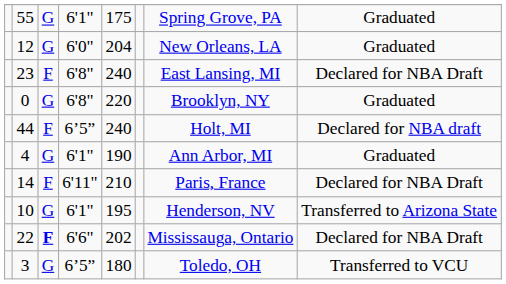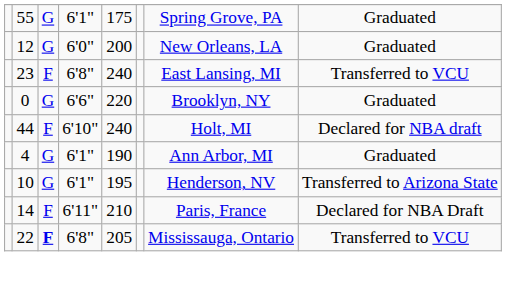(119, 45) 204 -> (119, 45) 200
(399, 73) Declared for NBA Draft -> (400, 73) Transferred to VCU
(80, 100) 6'8" -> (80, 100) 6'6"
(80, 127) 6’5” -> (80, 127) 6'10"
rows swapped: (25, 210) <-> (25, 182)
(80, 237) 6'6" -> (80, 237) 6'8"
(119, 237) 202 -> (119, 237) 205
(399, 237) Declared for NBA Draft -> (400, 237) Transferred to VCU
- row: (25, 264)
